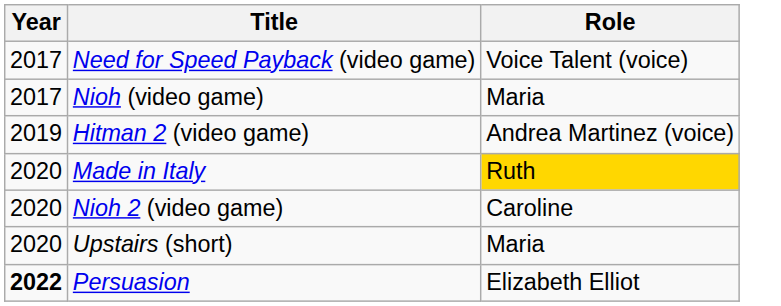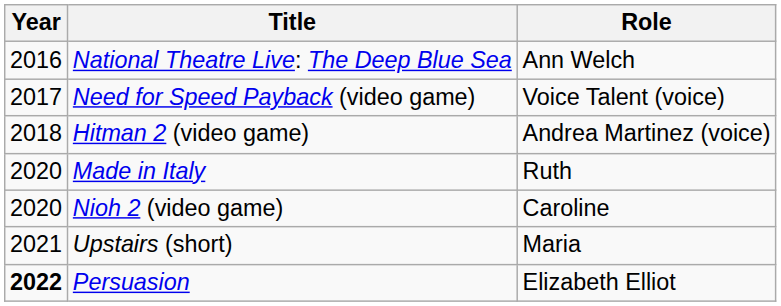+ row: (292, 60)
- row: (168, 97)
(36, 134) 2019 -> (36, 134) 2018
(511, 171) gold background -> (547, 171) no background
(36, 245) 2020 -> (36, 245) 2021
